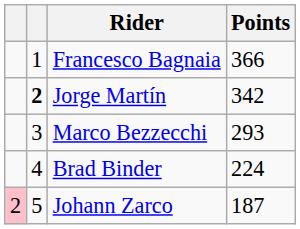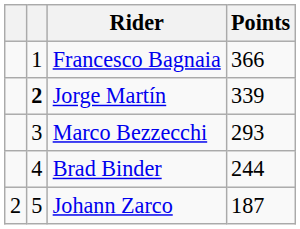(248, 96) 342 -> (248, 96) 339
(248, 169) 224 -> (248, 169) 244
(15, 205) pink background -> (15, 205) no background
